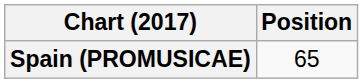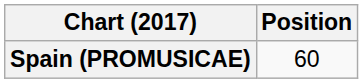(307, 59) 65 -> (307, 59) 60
